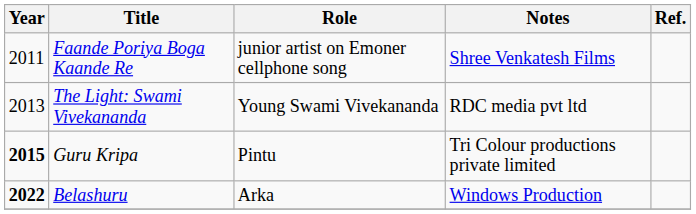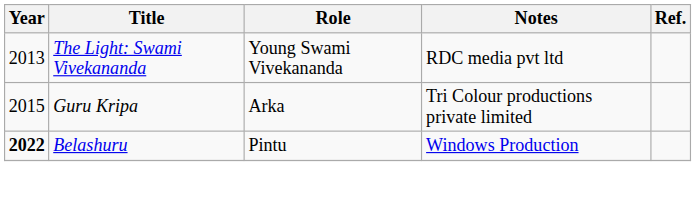- row: (129, 57)
(27, 155) bold -> (27, 106) normal
(257, 155) Pintu -> (267, 106) Arka
(256, 194) Arka -> (268, 145) Pintu
